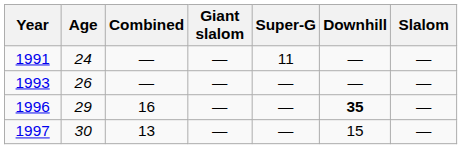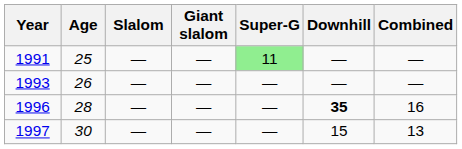columns swapped: (424, 25) <-> (147, 25)
(83, 58) 24 -> (83, 58) 25
(286, 58) no background -> (270, 58) lightgreen background
(83, 107) 29 -> (83, 107) 28
